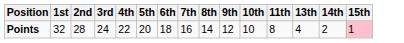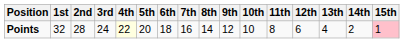+ column: (306, 12)
(124, 29) no background -> (124, 29) lightyellow background
